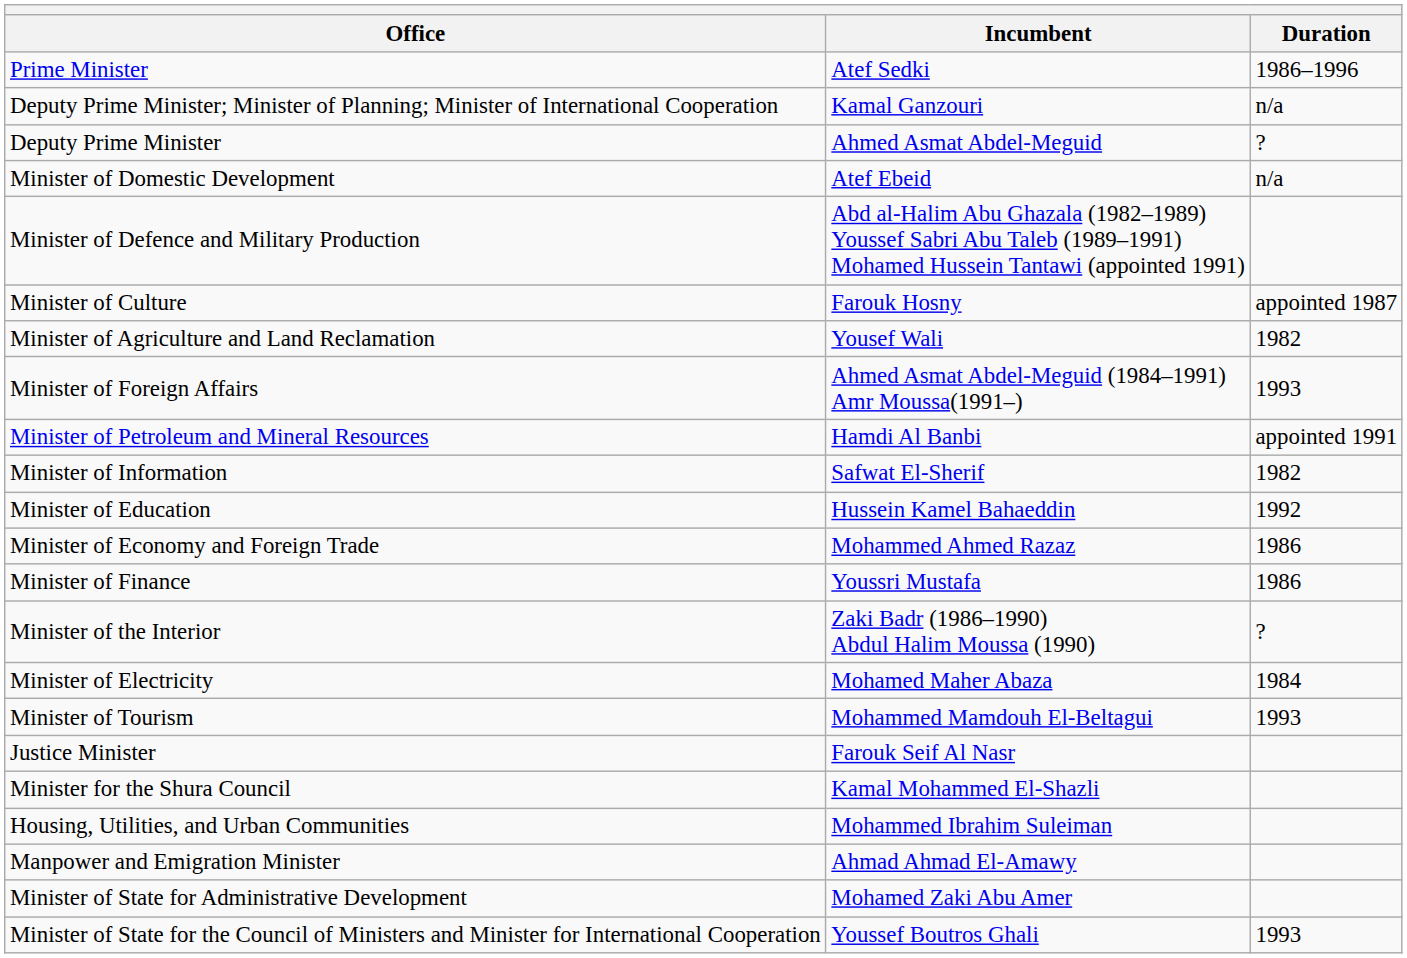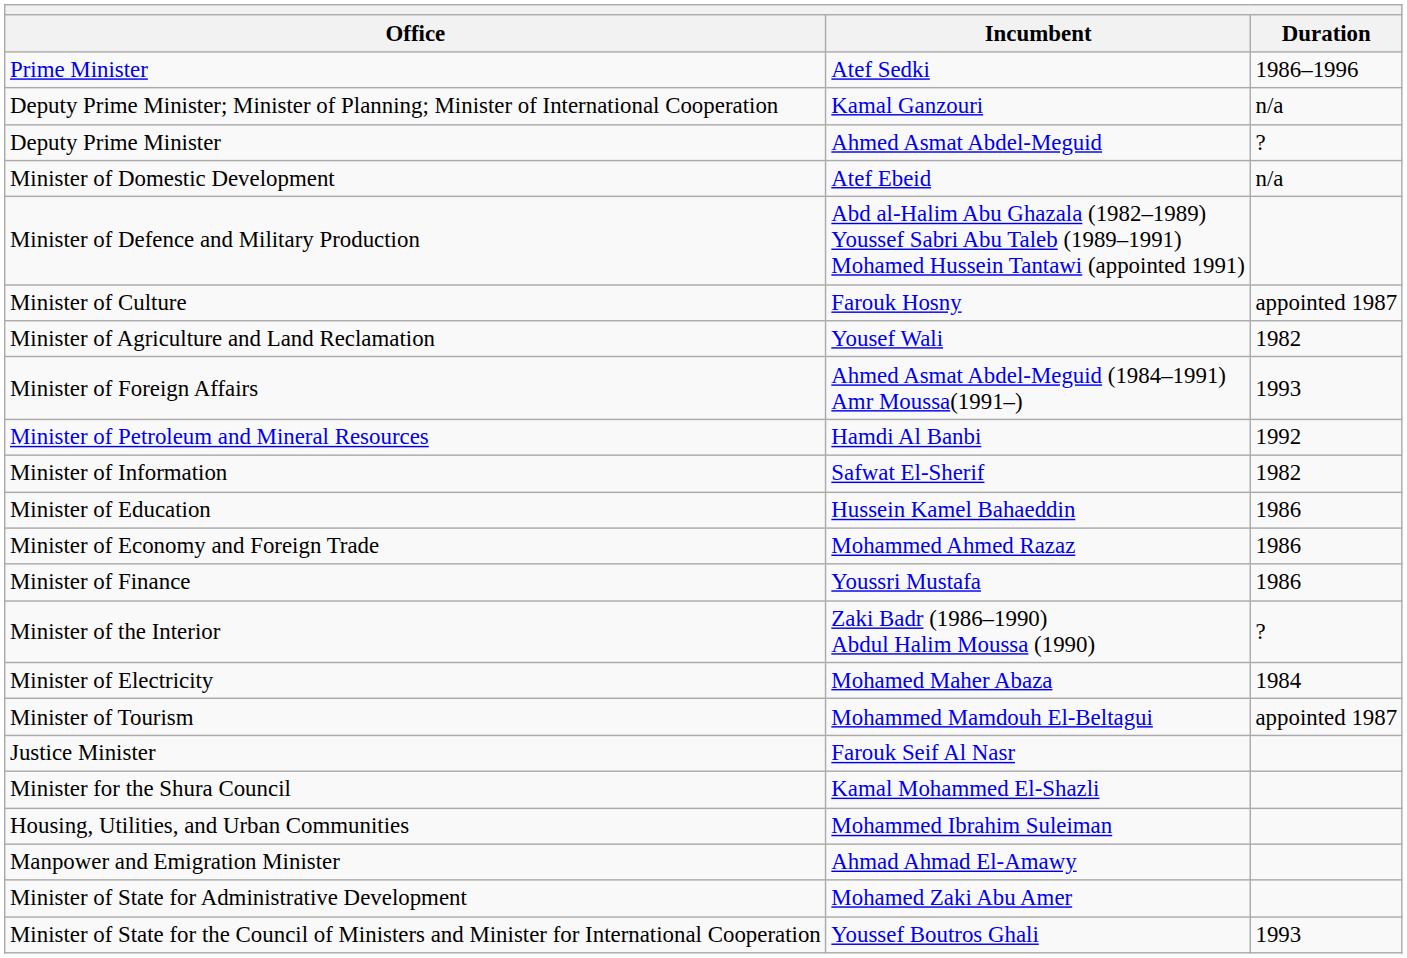(1326, 436) appointed 1991 -> (1278, 436) 1992
(1278, 509) 1992 -> (1278, 509) 1986
(1278, 716) 1993 -> (1326, 716) appointed 1987
